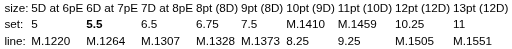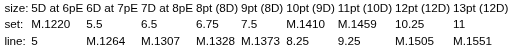(35, 24) 5 -> (51, 24) M.1220
(94, 24) bold -> (94, 24) normal
(51, 41) M.1220 -> (35, 41) 5
